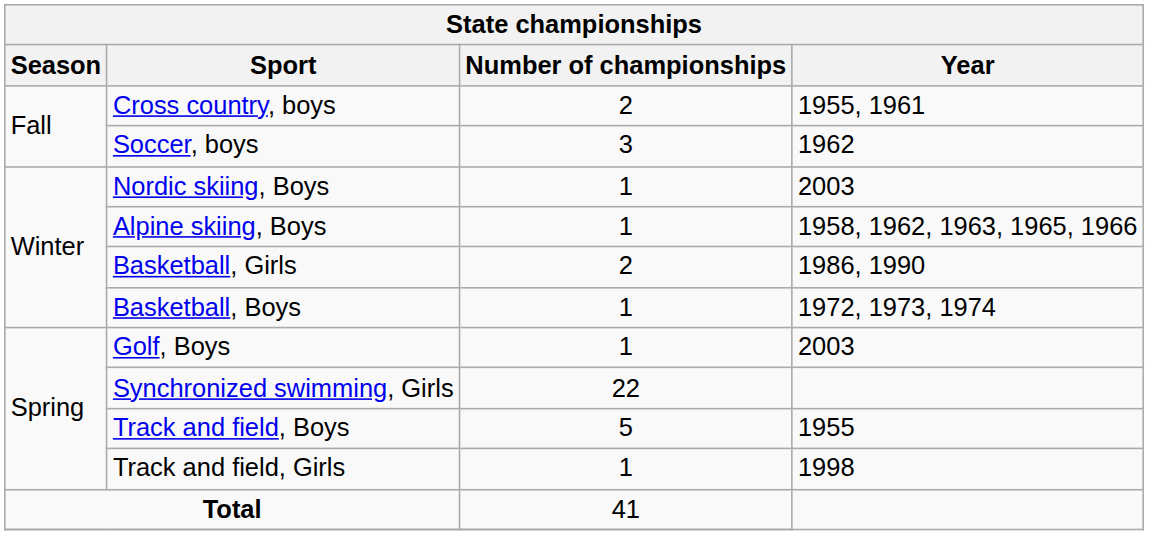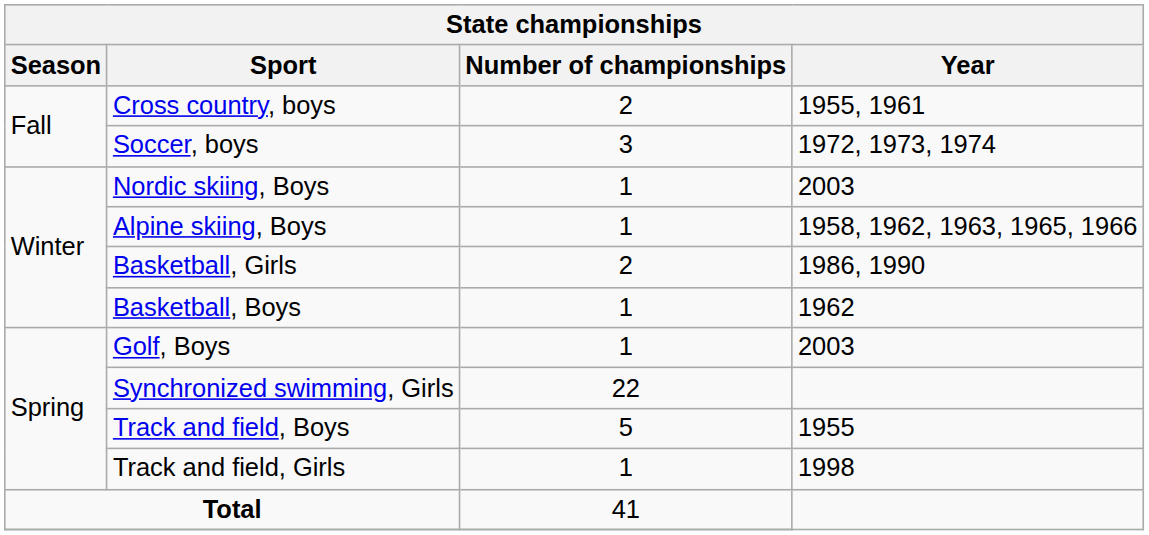(826, 145) 1962 -> (897, 145) 1972, 1973, 1974
(897, 307) 1972, 1973, 1974 -> (826, 307) 1962
